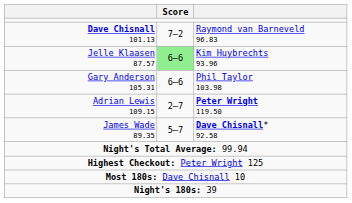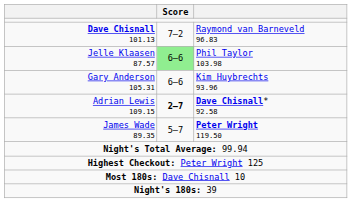(232, 58) Kim Huybrechts 93.96 -> (224, 58) Phil Taylor 103.98
(224, 82) Phil Taylor 103.98 -> (232, 82) Kim Huybrechts 93.96
(175, 106) normal -> (175, 106) bold
(227, 106) Peter Wright 119.50 -> (232, 106) Dave Chisnall* 92.58
(232, 130) Dave Chisnall* 92.58 -> (227, 130) Peter Wright 119.50
